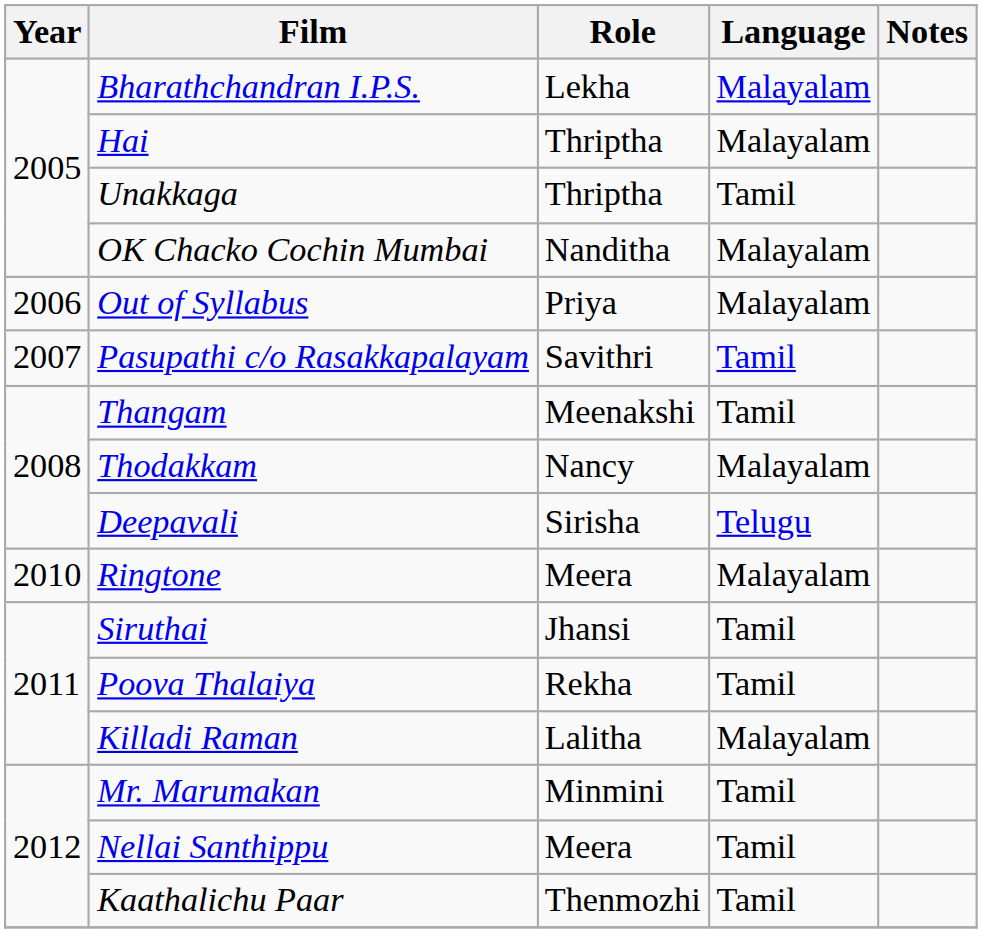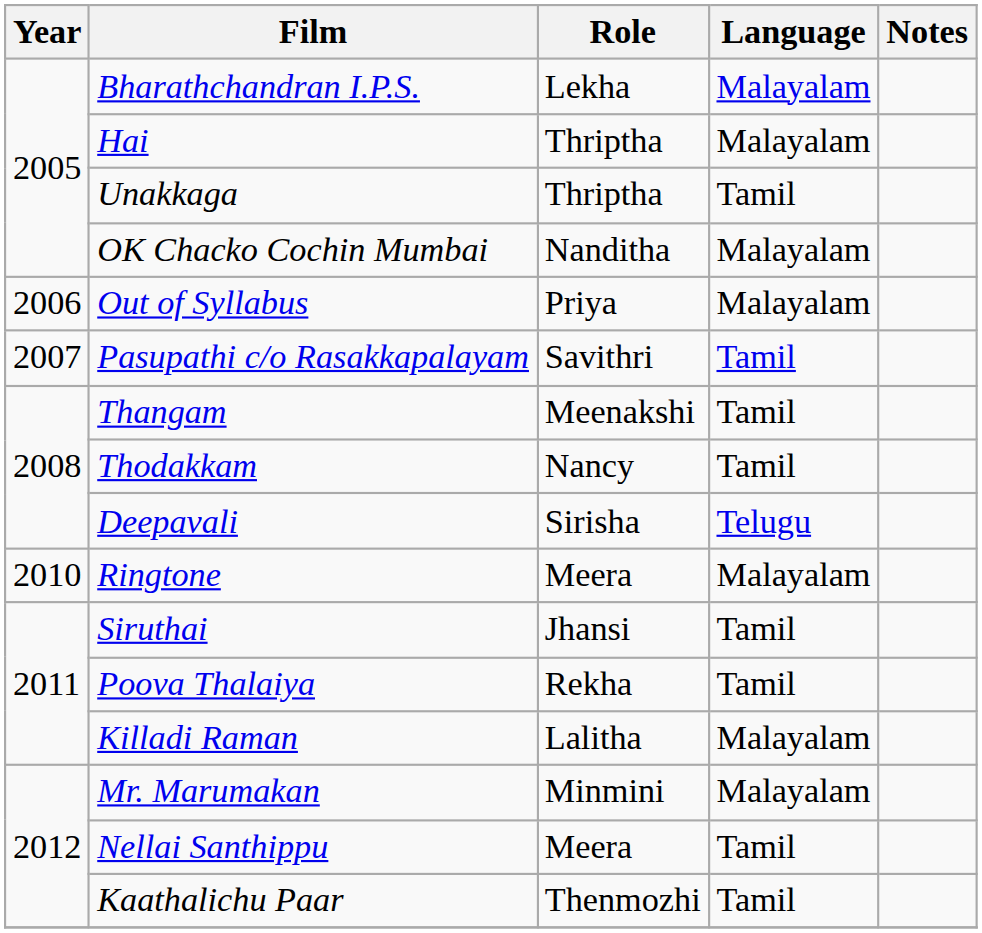(793, 466) Malayalam -> (756, 466) Tamil
(756, 791) Tamil -> (793, 791) Malayalam
